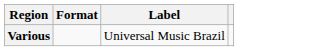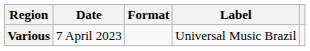+ column: (89, 14)
